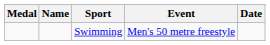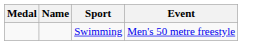- column: (251, 13)
